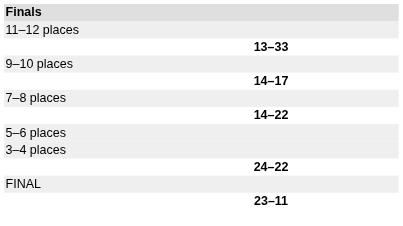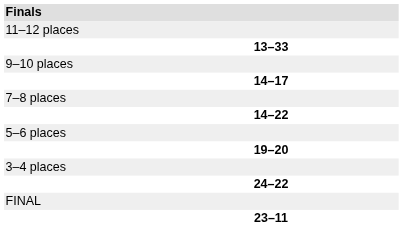+ row: (271, 149)
